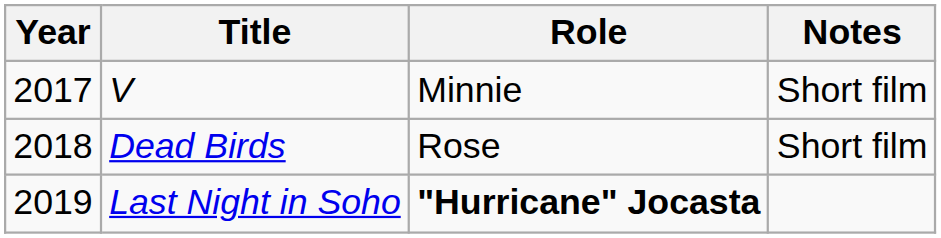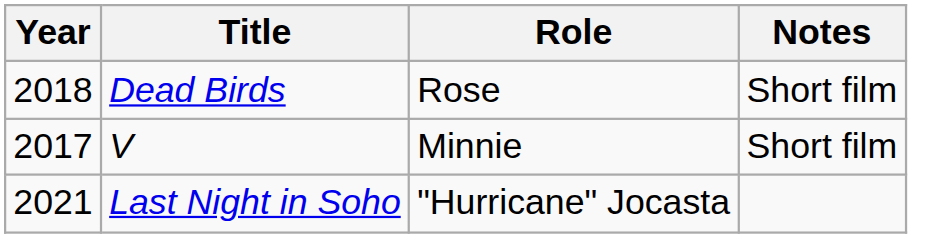rows swapped: (121, 89) <-> (197, 145)
(53, 202) 2019 -> (53, 202) 2021
(589, 202) bold -> (574, 202) normal
